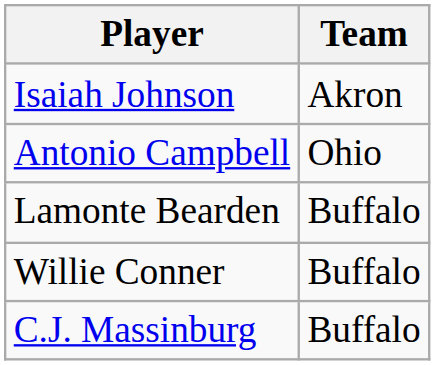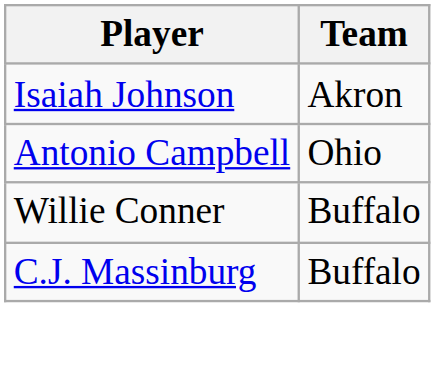- row: (147, 211)
